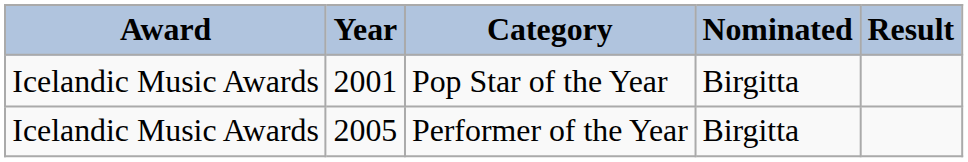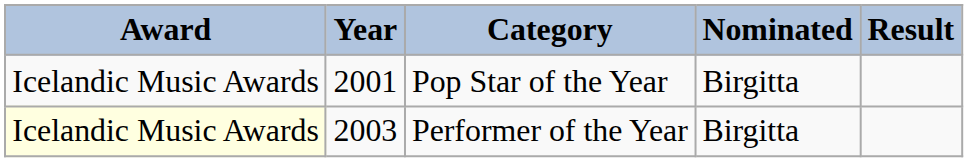(166, 130) no background -> (166, 130) lightyellow background
(365, 130) 2005 -> (365, 130) 2003
